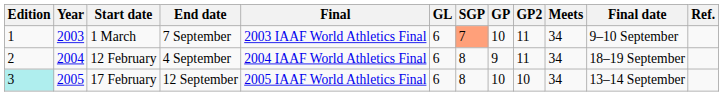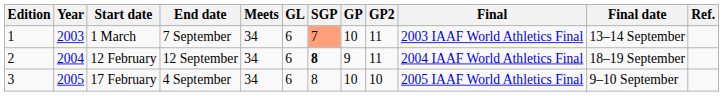columns swapped: (566, 15) <-> (335, 15)
(634, 36) 9–10 September -> (637, 36) 13–14 September
(197, 58) 4 September -> (200, 58) 12 September
(462, 58) normal -> (315, 58) bold
(11, 79) paleturquoise background -> (11, 79) no background
(200, 79) 12 September -> (197, 79) 4 September
(637, 79) 13–14 September -> (634, 79) 9–10 September
